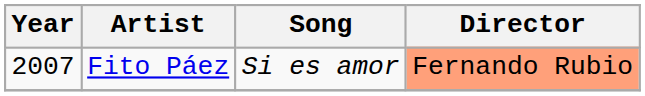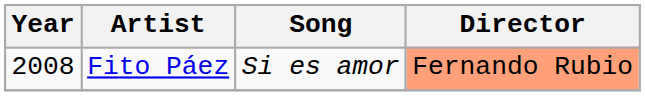(43, 69) 2007 -> (43, 69) 2008
